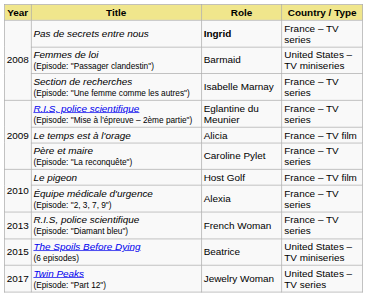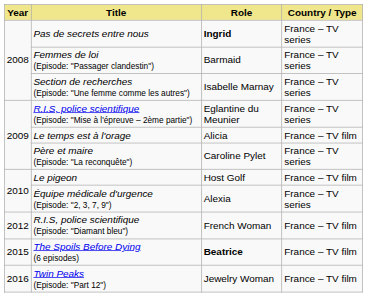(318, 61) United States – TV miniseries -> (311, 61) France – TV series
(18, 226) 2013 -> (18, 226) 2012
(311, 226) France – TV series -> (321, 226) France – TV film
(222, 252) normal -> (223, 252) bold
(318, 252) United States – TV miniseries -> (321, 252) France – TV film
(18, 279) 2017 -> (18, 279) 2016
(318, 279) United States – TV series -> (321, 279) France – TV film
